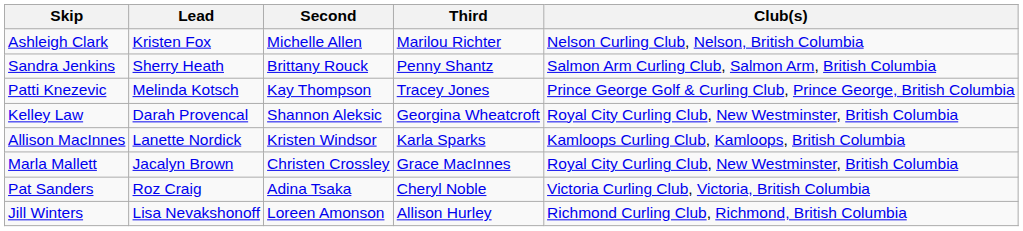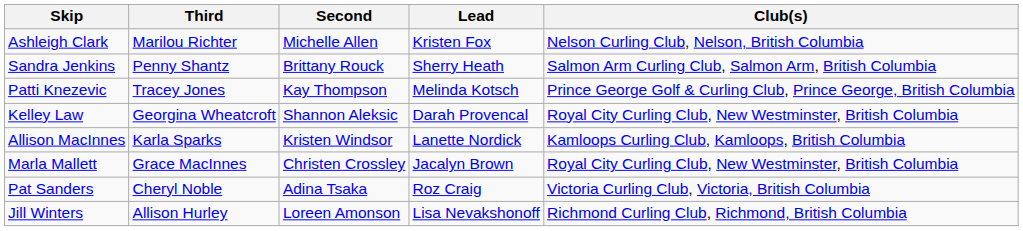columns swapped: (468, 16) <-> (196, 16)
